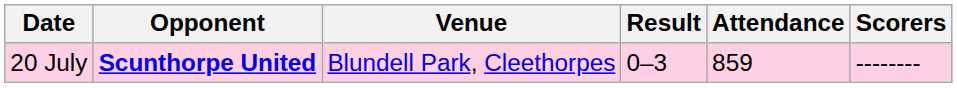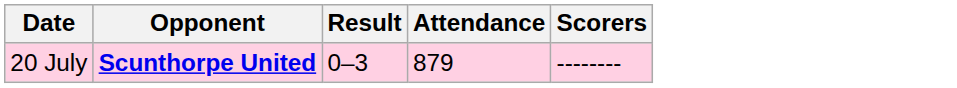- column: (471, 23)
(732, 62) 859 -> (433, 62) 879
